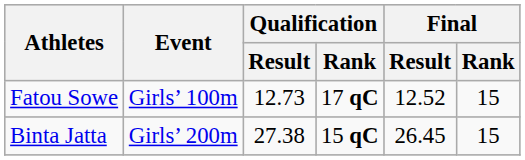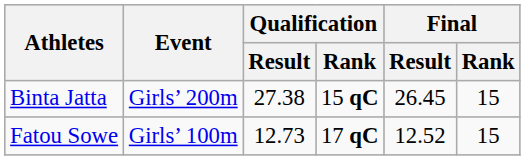rows swapped: (64, 98) <-> (58, 136)
